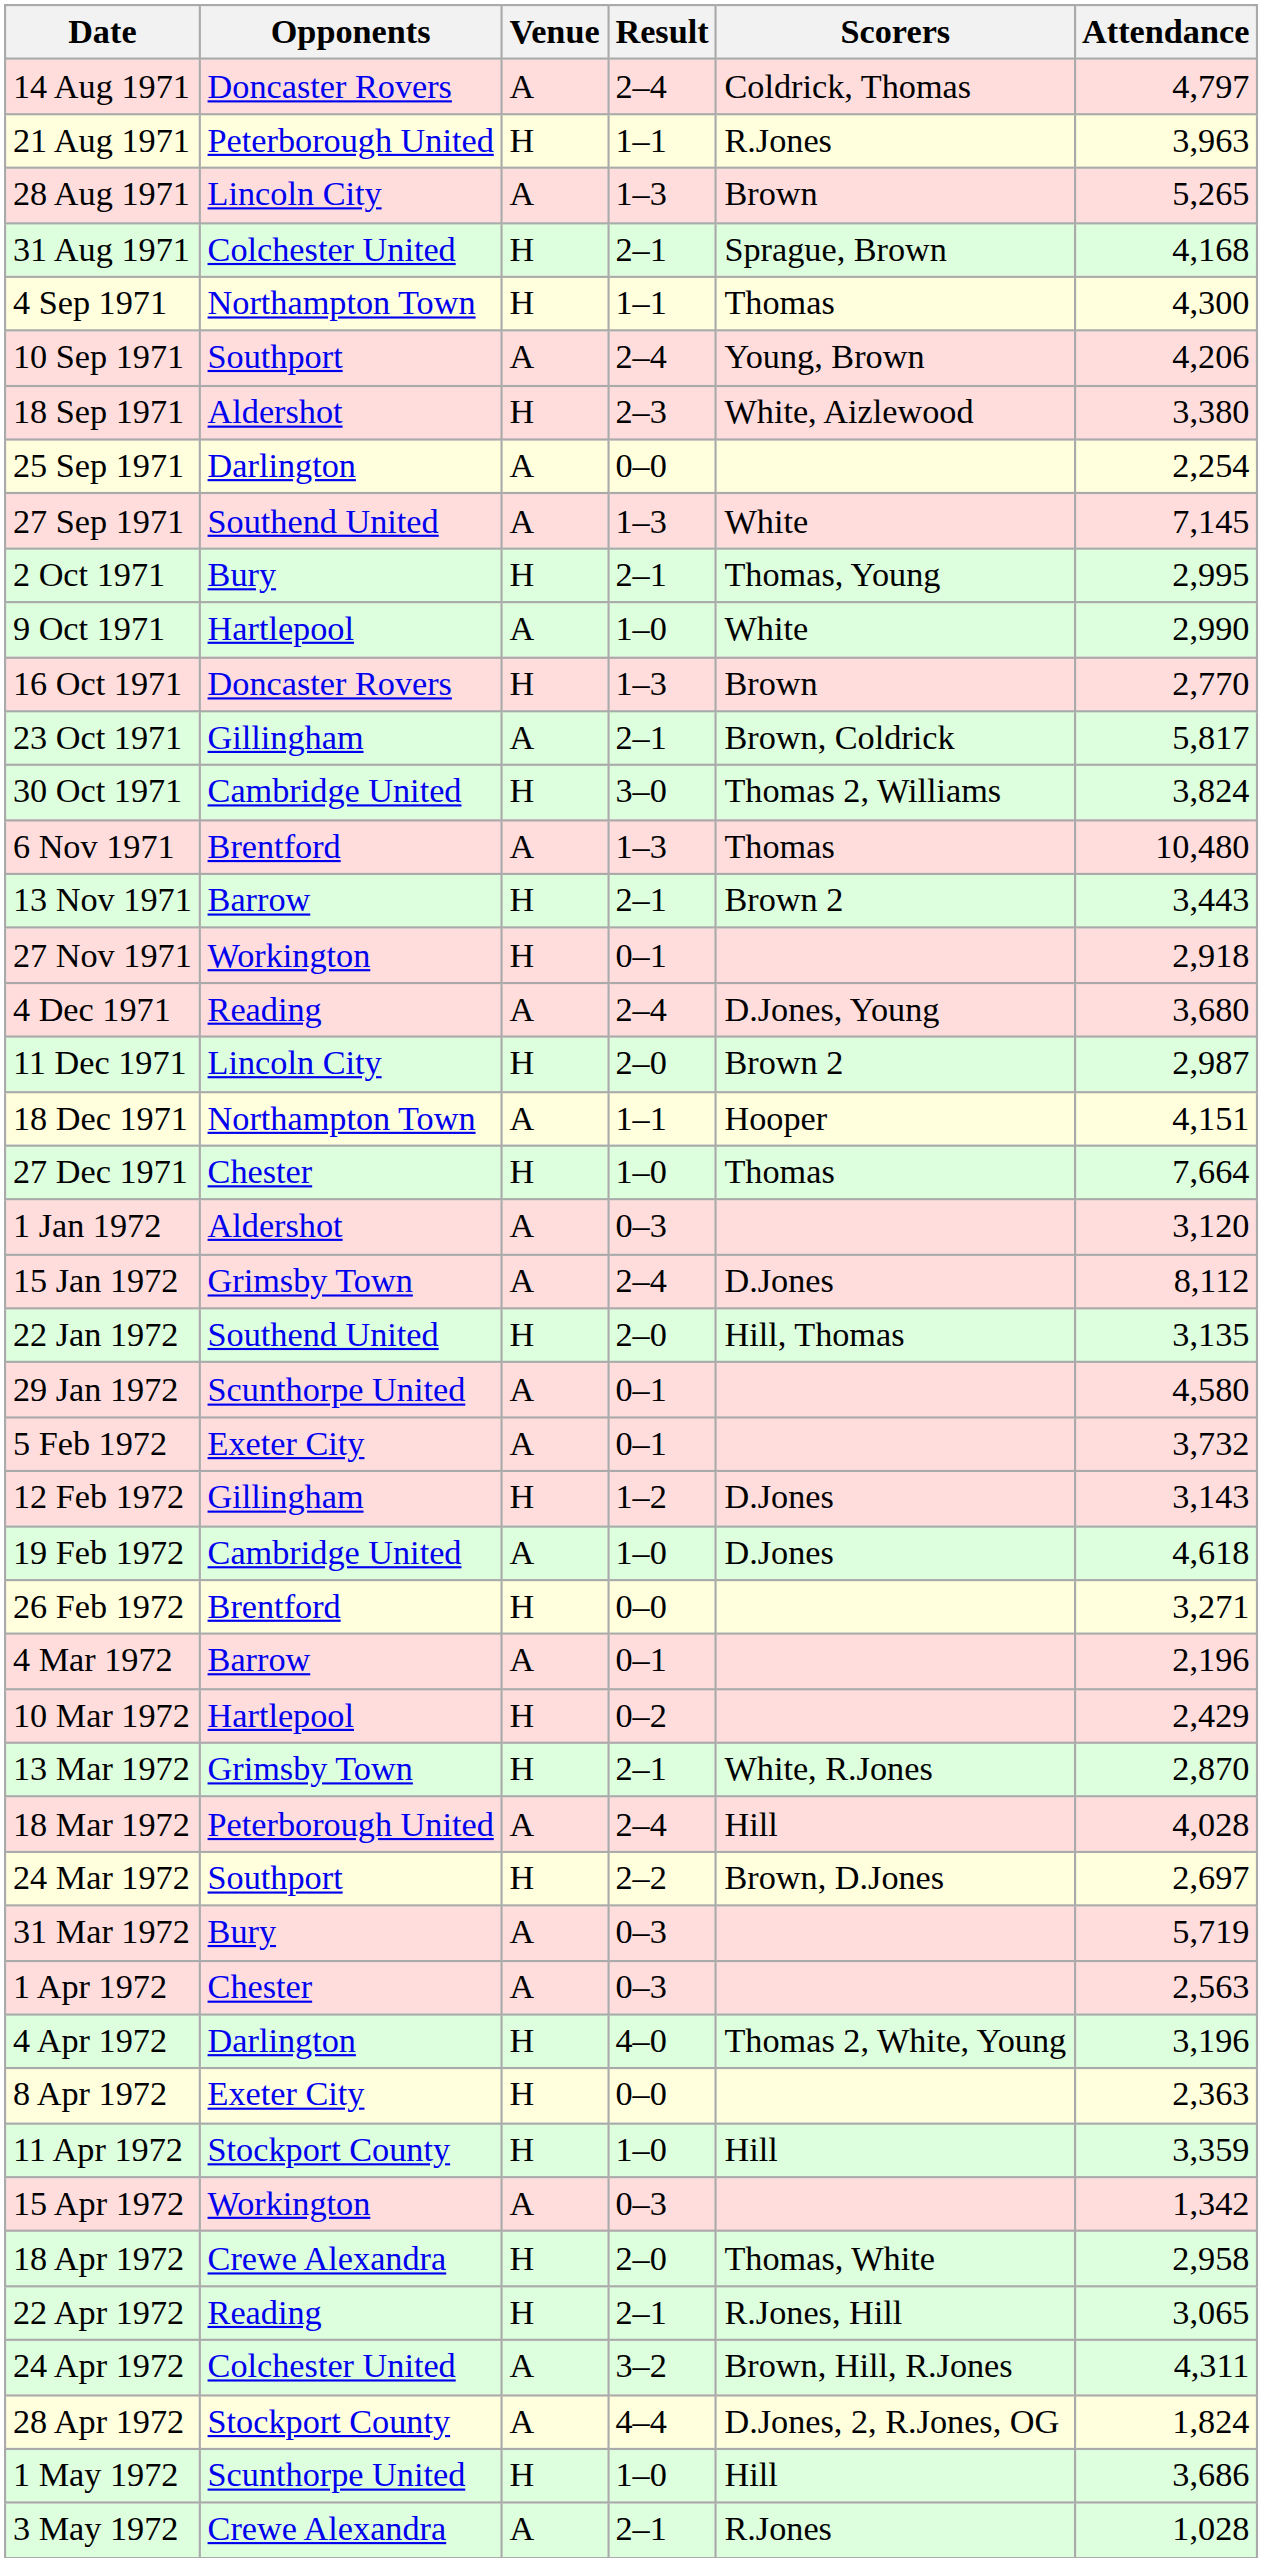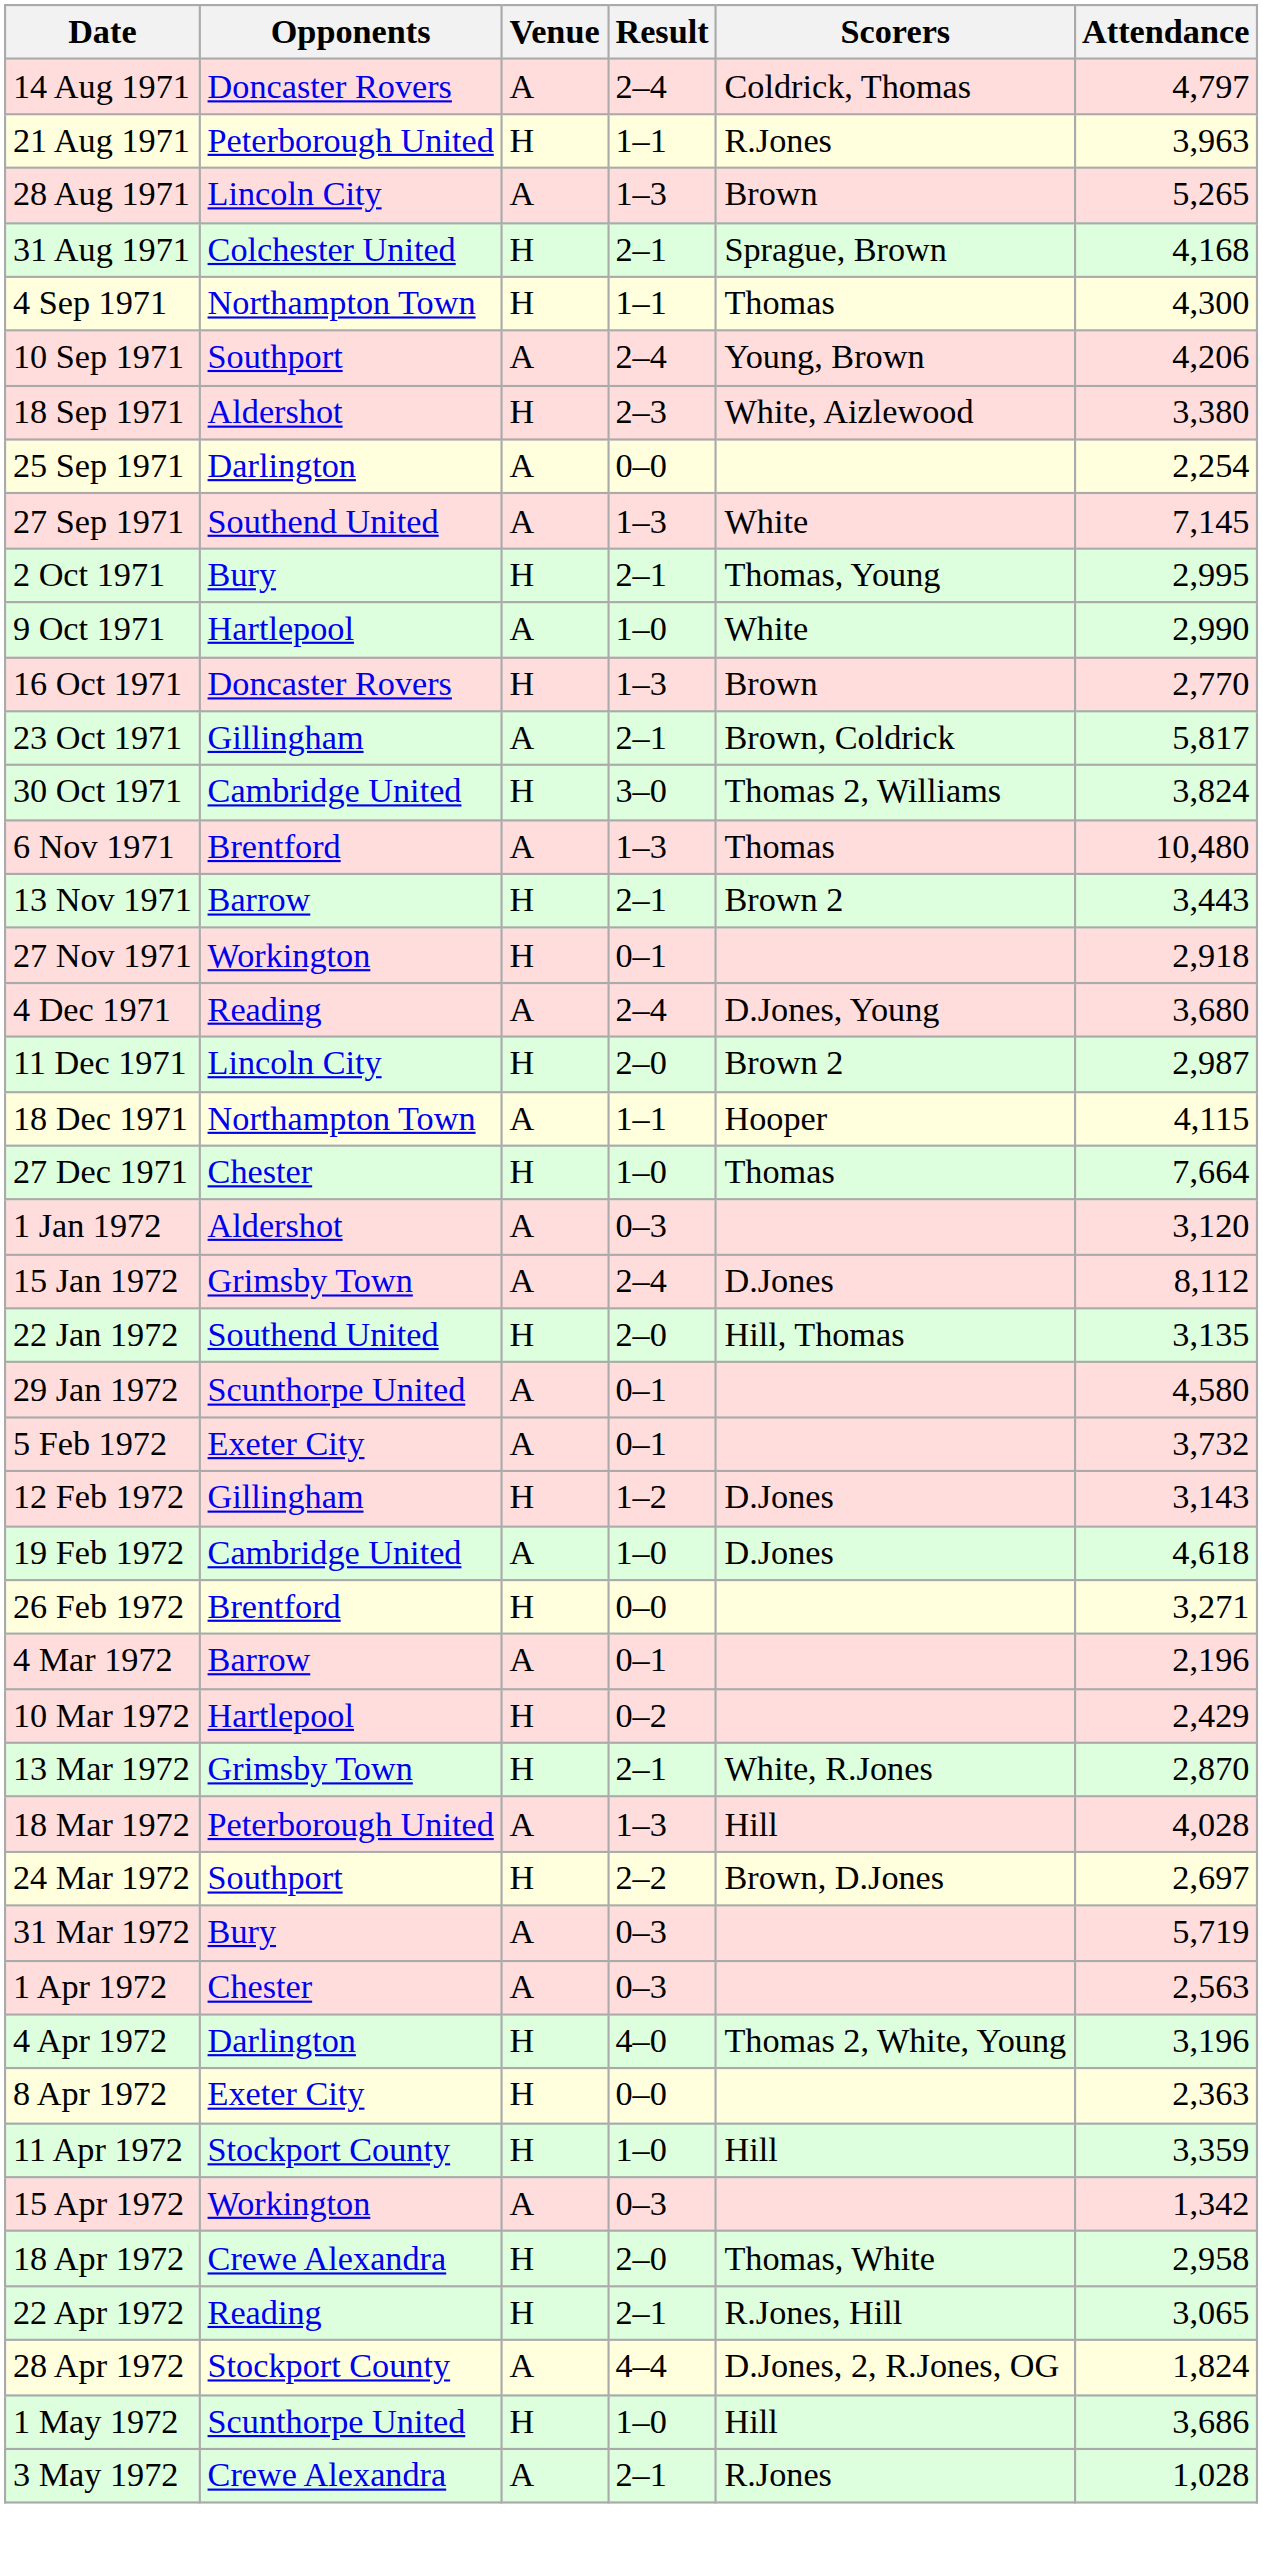(1211, 1117) 4,151 -> (1212, 1117) 4,115
(641, 1823) 2–4 -> (641, 1823) 1–3
- row: (99, 2366)
